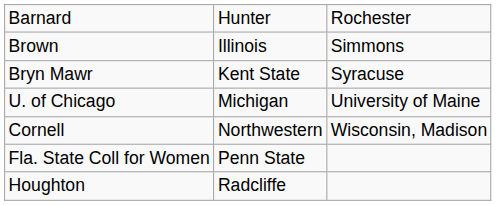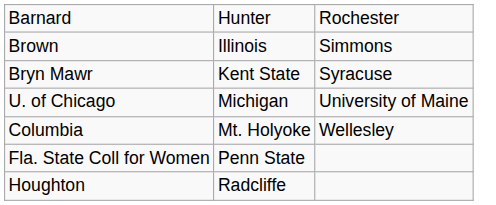+ row: (46, 130)
- row: (36, 130)
